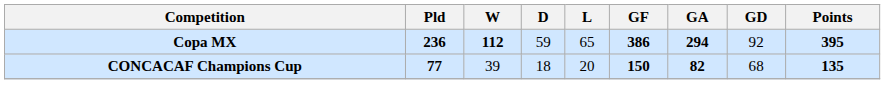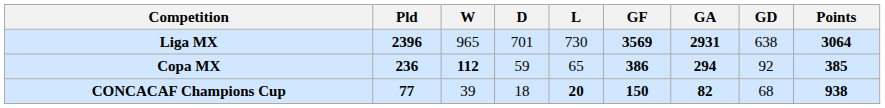+ row: (189, 41)
(833, 41) 395 -> (836, 66) 385
(587, 66) normal -> (576, 91) bold
(833, 66) 135 -> (836, 91) 938
